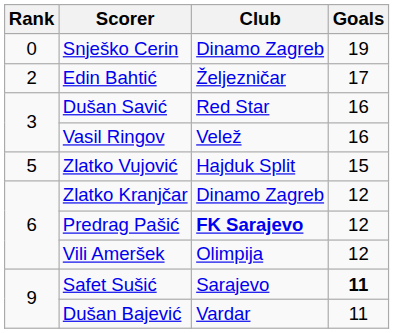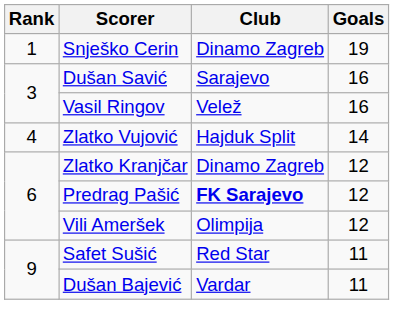(32, 48) 0 -> (32, 48) 1
- row: (110, 78)
(233, 107) Red Star -> (233, 78) Sarajevo
(32, 166) 5 -> (32, 136) 4
(358, 166) 15 -> (358, 136) 14
(233, 284) Sarajevo -> (233, 254) Red Star
(358, 284) bold -> (358, 254) normal
